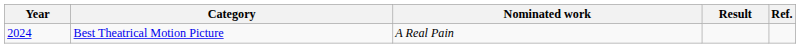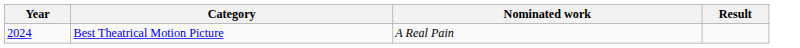- column: (782, 14)
